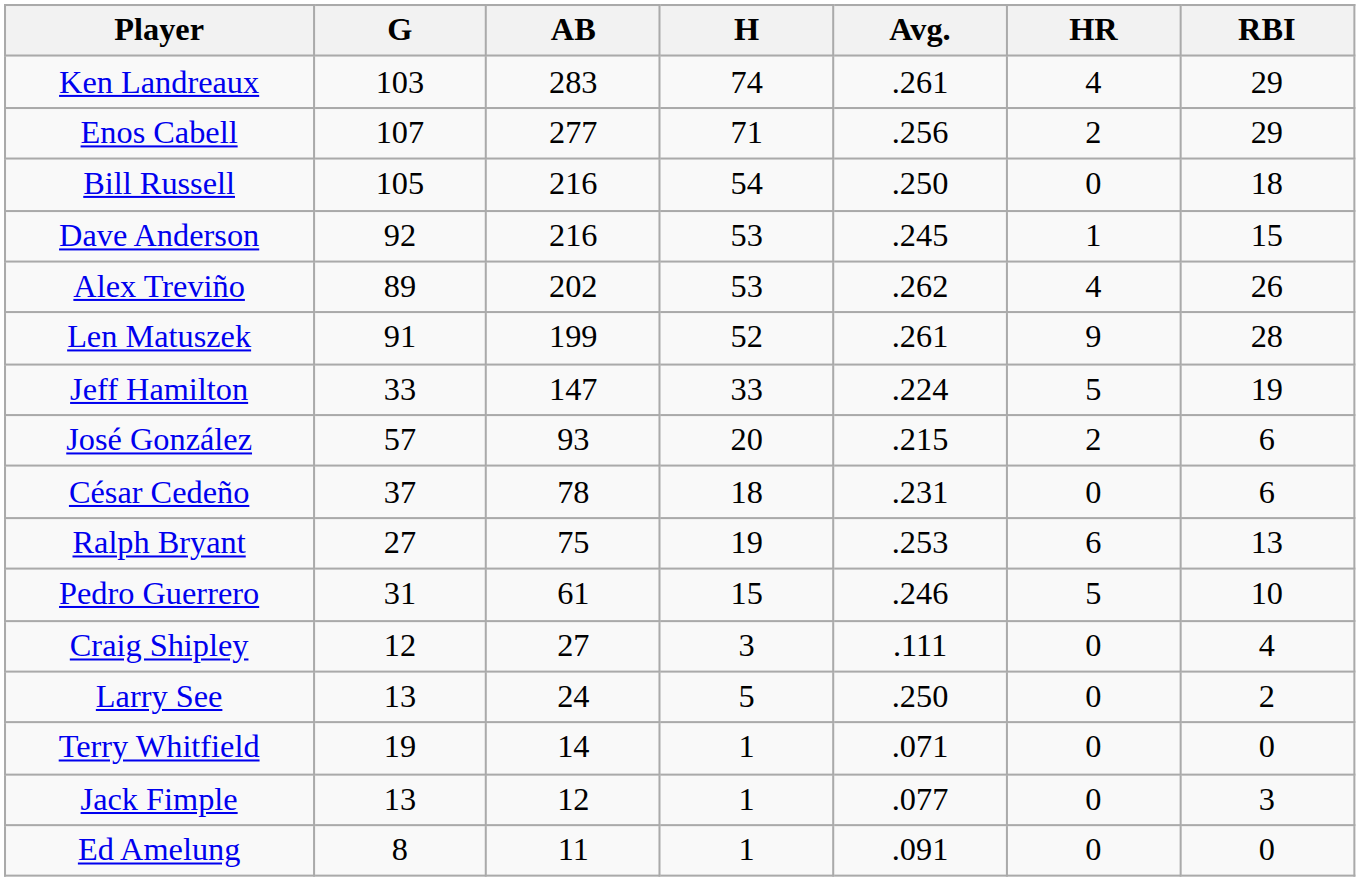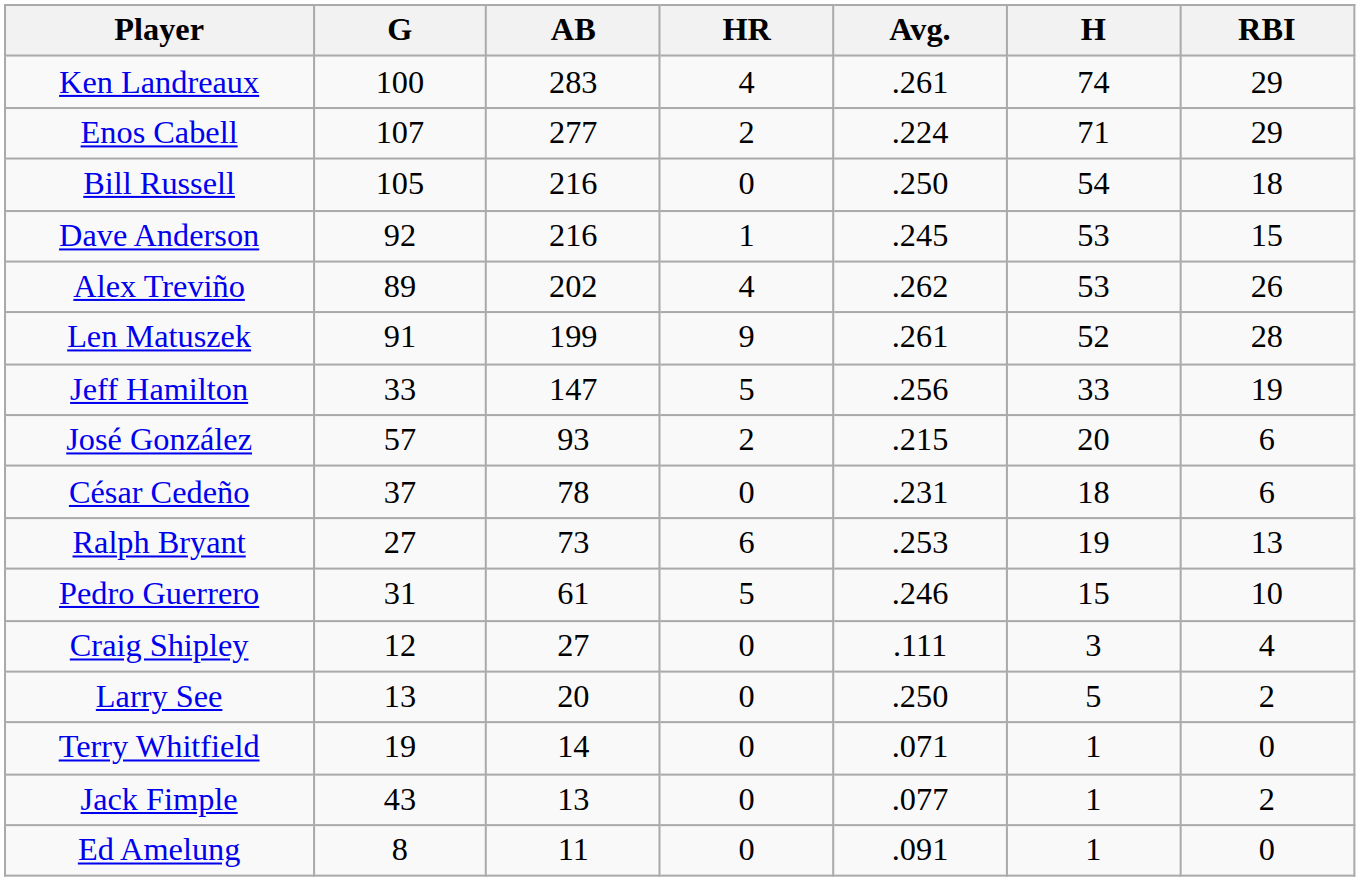columns swapped: (747, 30) <-> (1093, 30)
(400, 81) 103 -> (400, 81) 100
(920, 132) .256 -> (920, 132) .224
(920, 388) .224 -> (920, 388) .256
(573, 542) 75 -> (573, 542) 73
(573, 696) 24 -> (573, 696) 20
(400, 798) 13 -> (400, 798) 43
(573, 798) 12 -> (573, 798) 13
(1267, 798) 3 -> (1267, 798) 2
